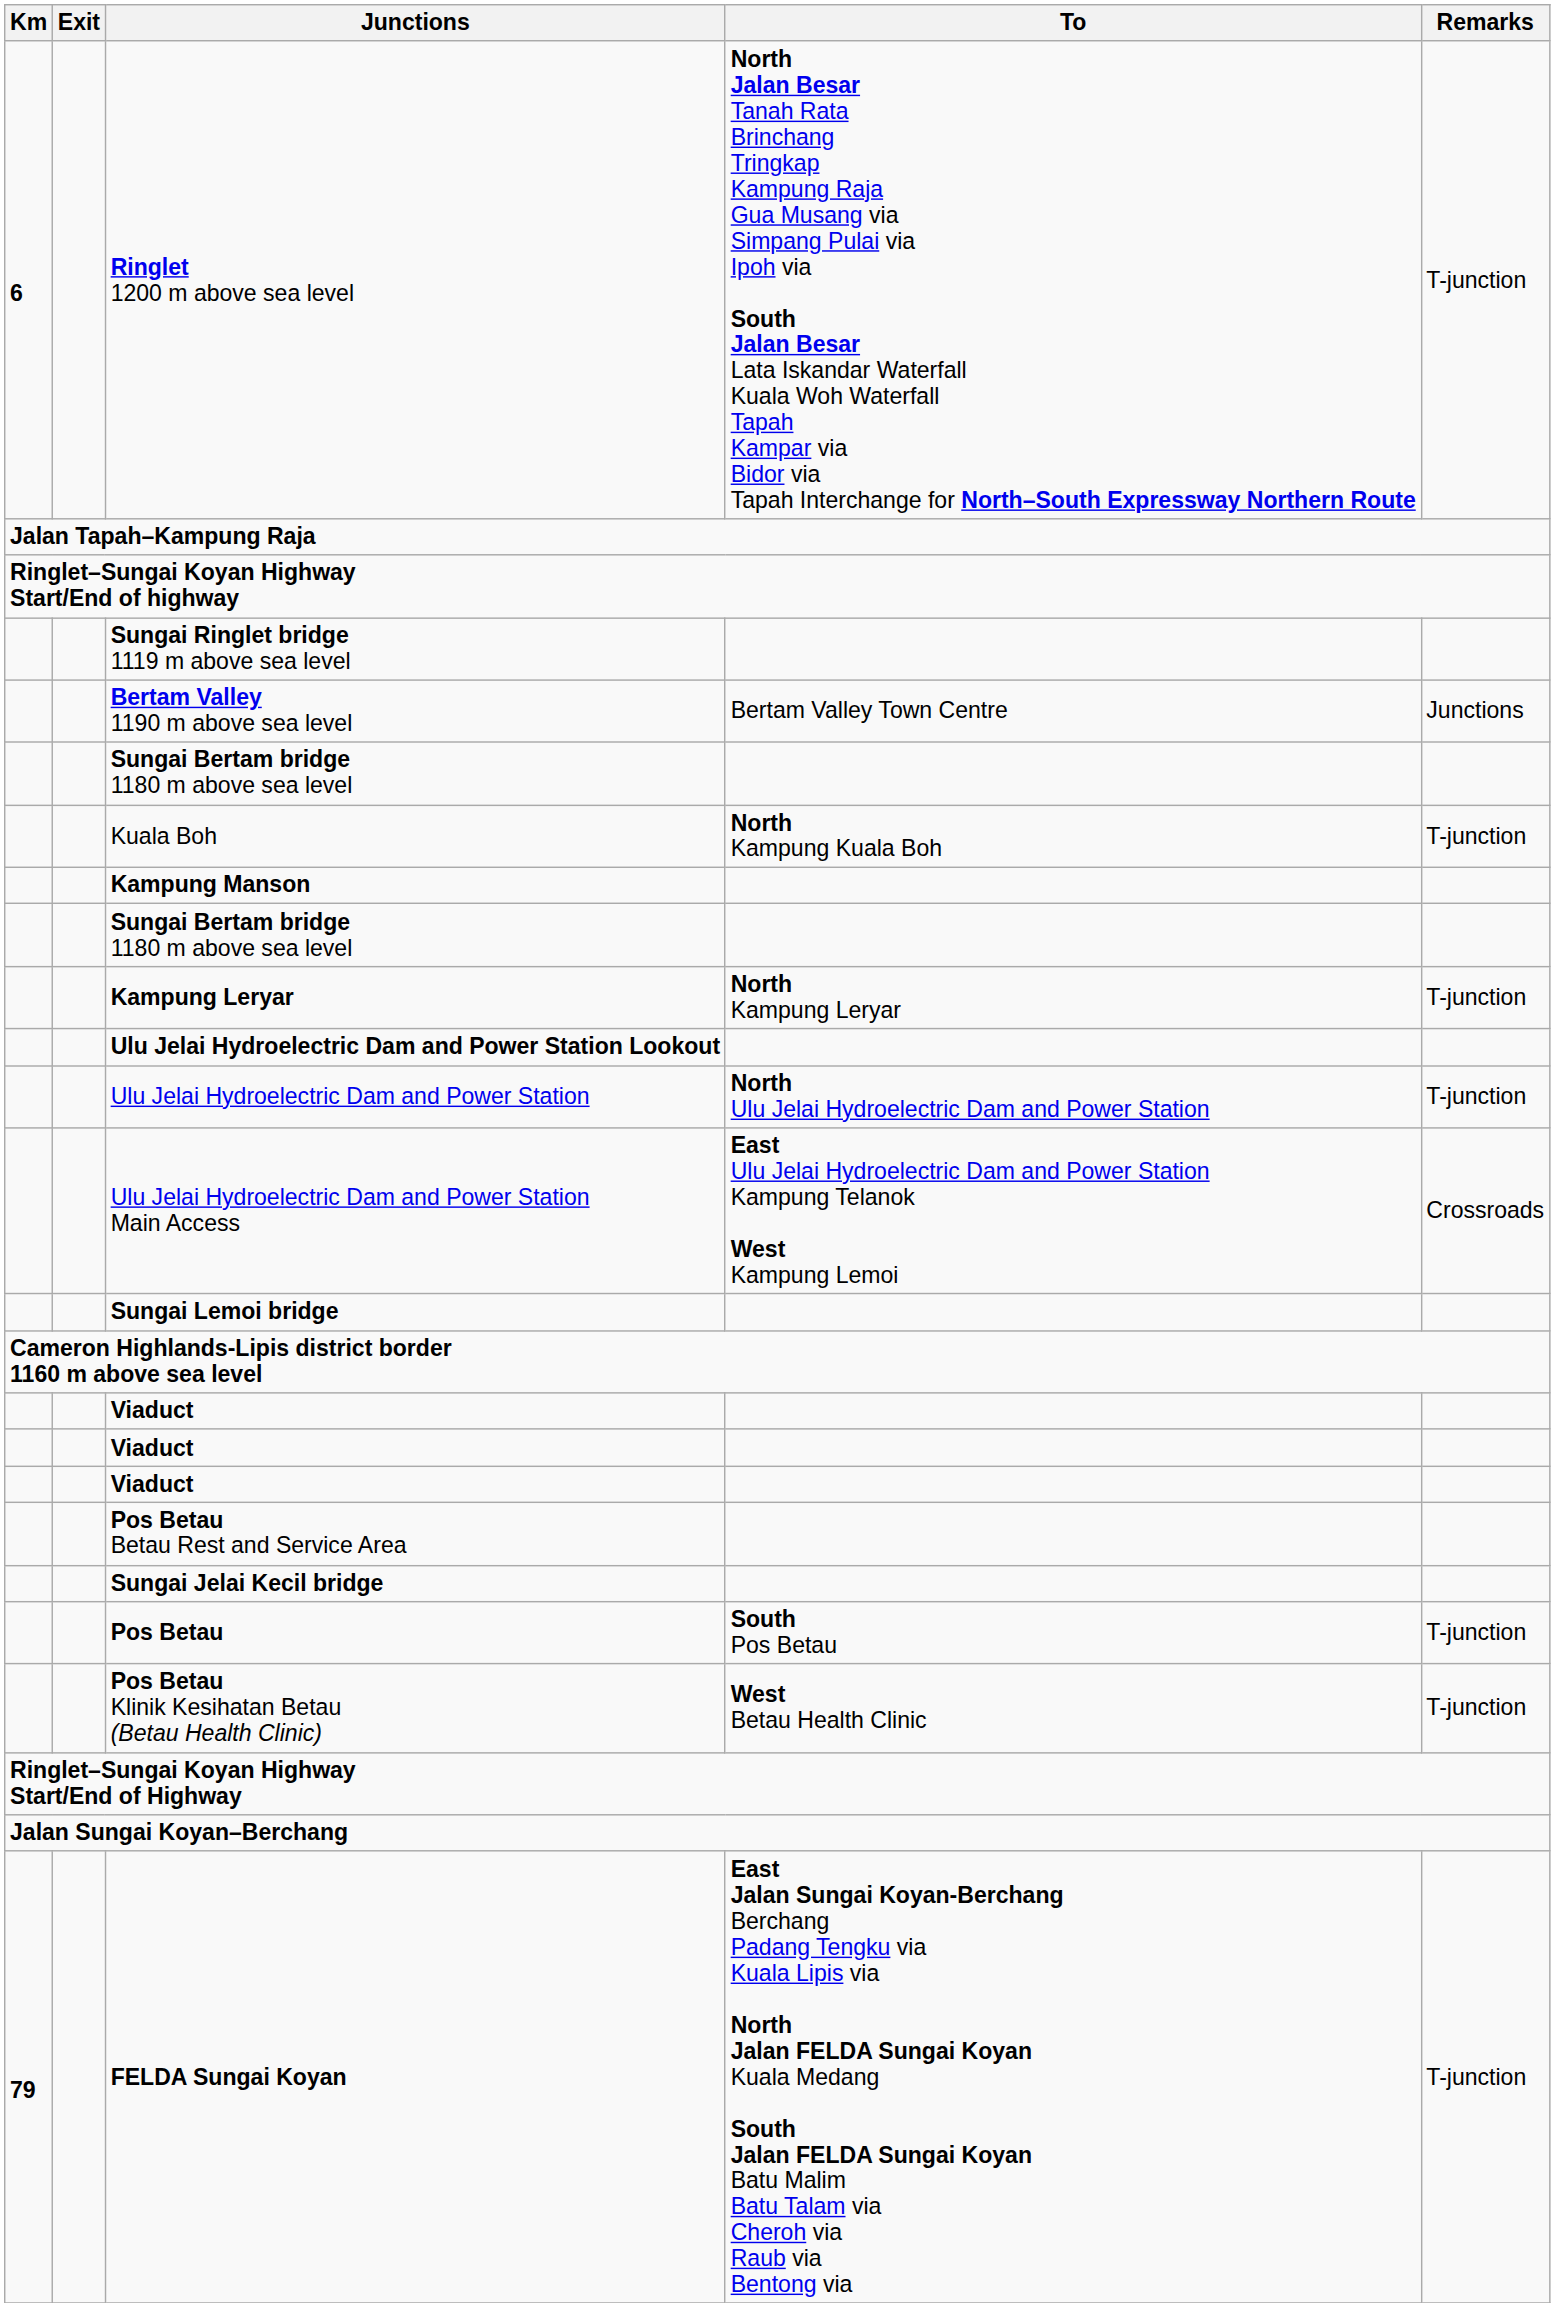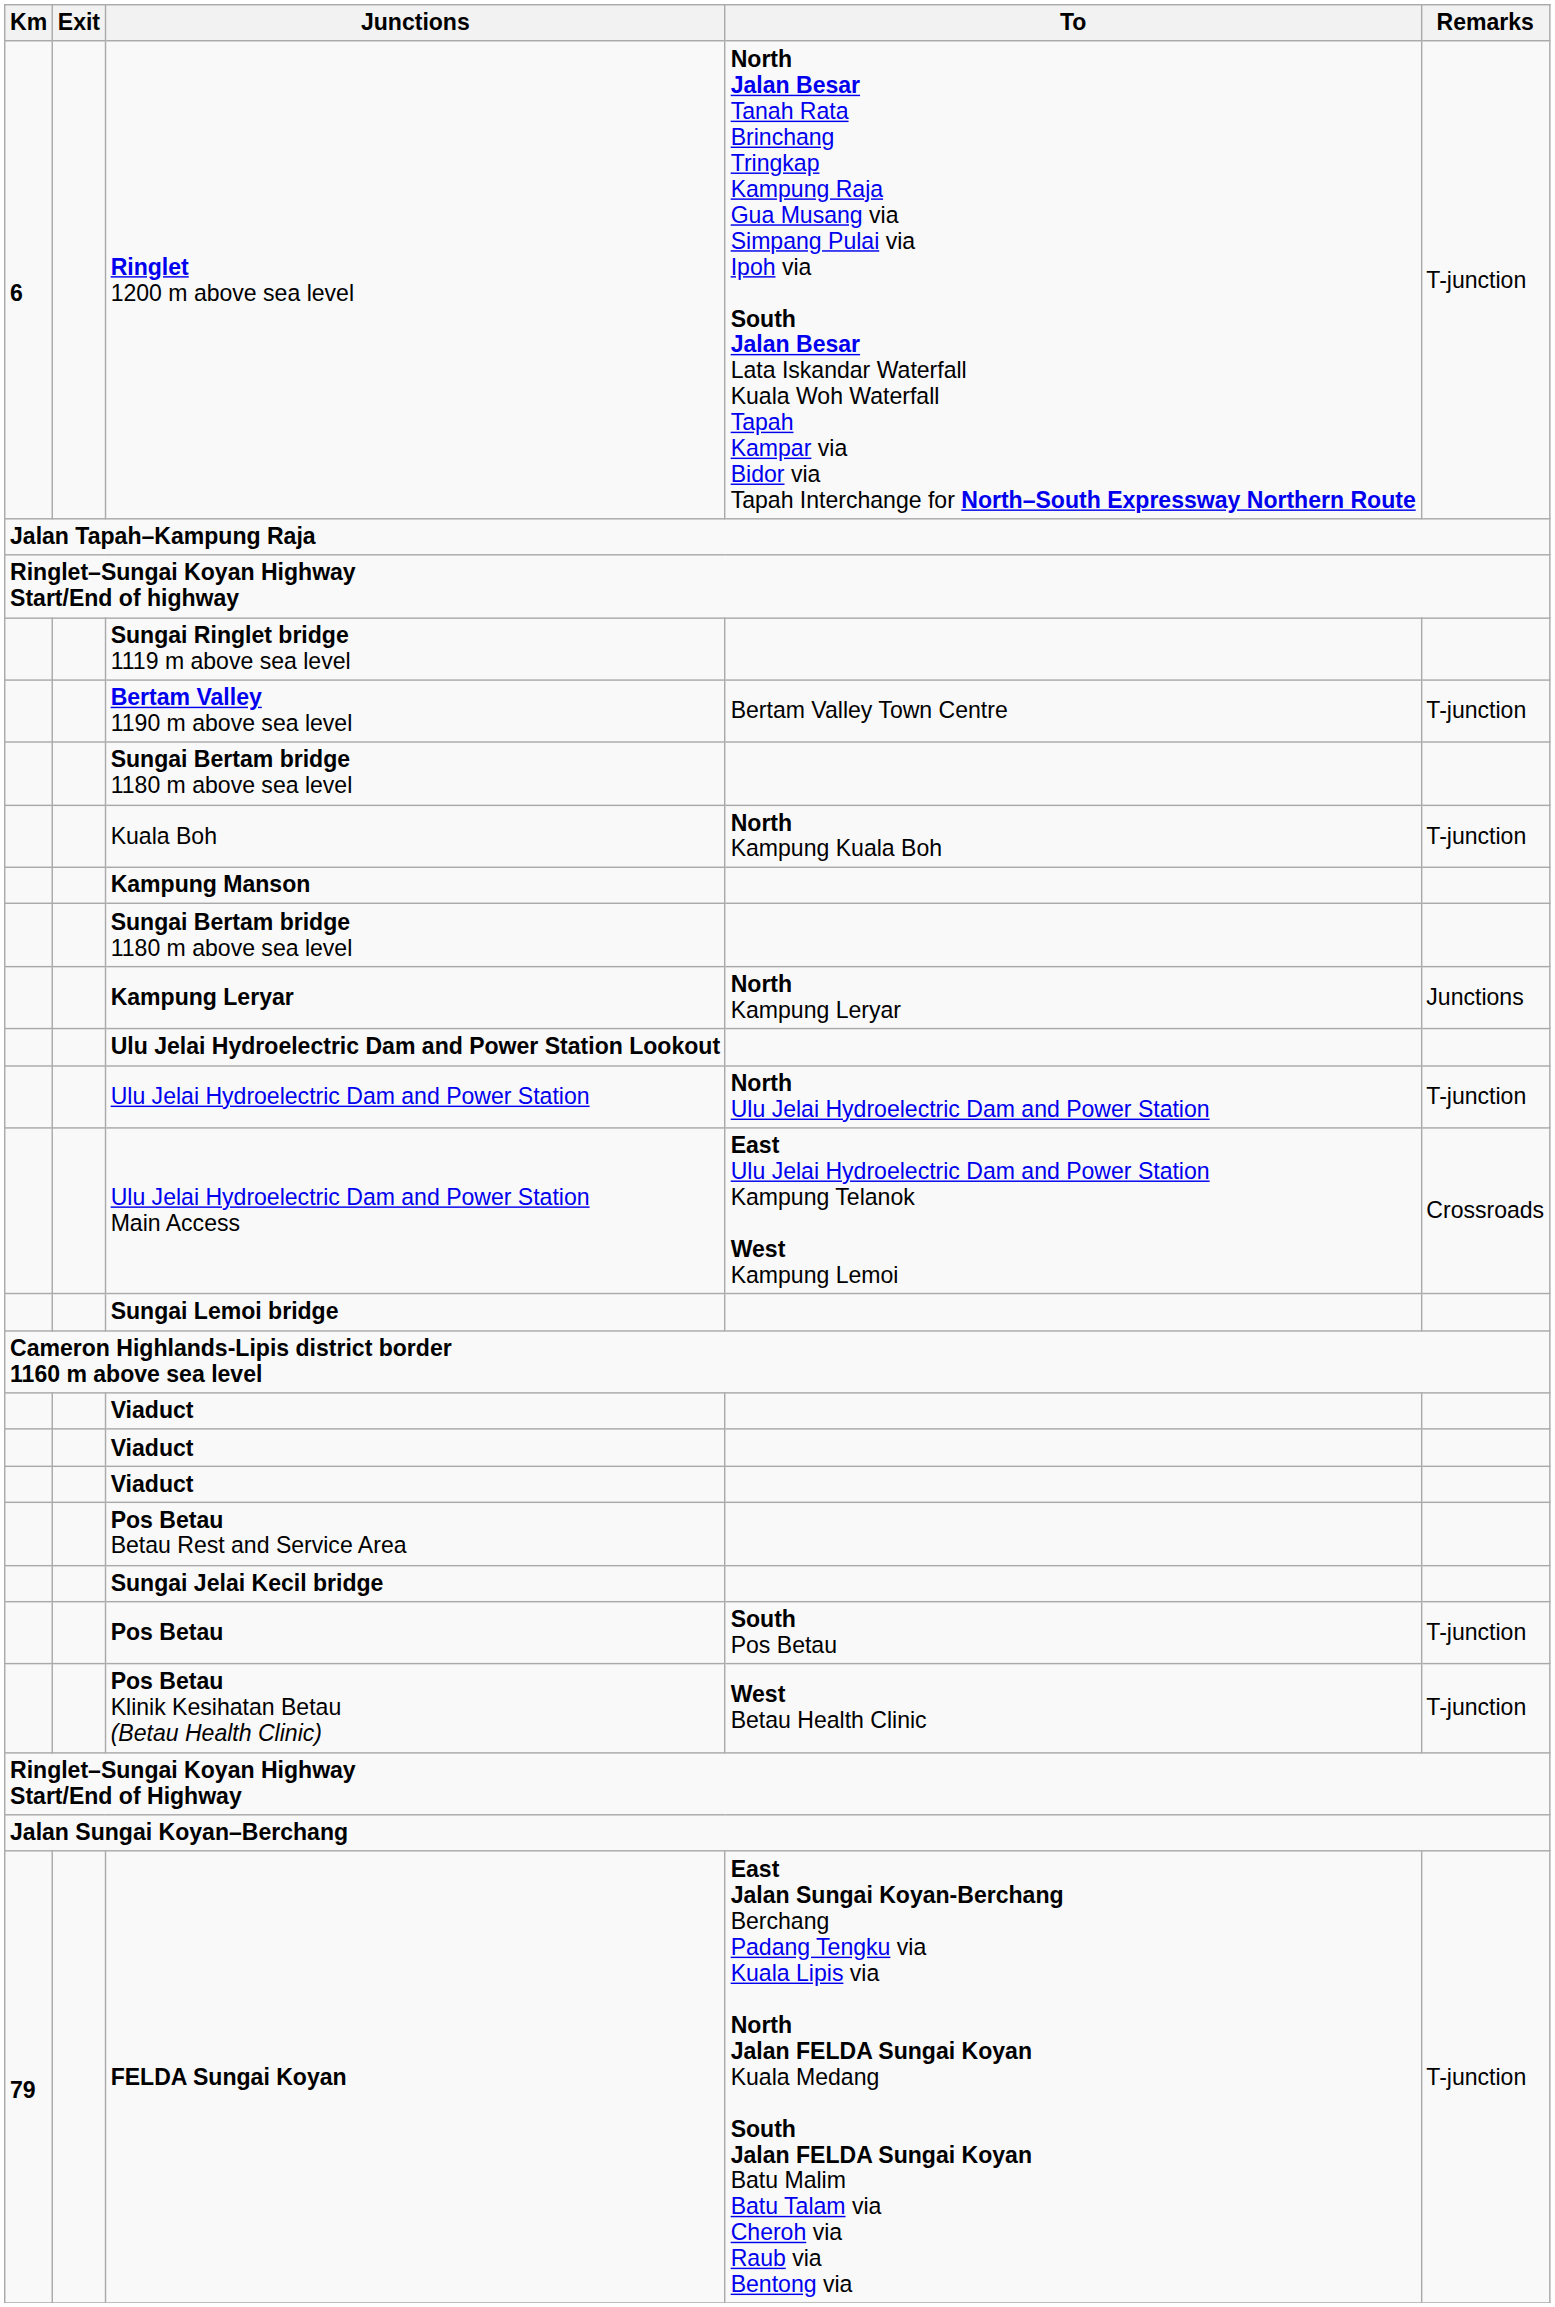(1475, 710) Junctions -> (1476, 710) T-junction
(1476, 997) T-junction -> (1475, 997) Junctions
